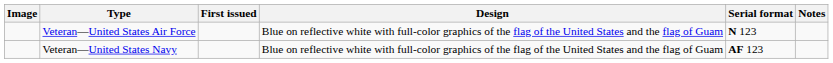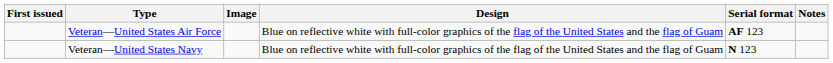columns swapped: (22, 13) <-> (229, 13)
(742, 31) N 123 -> (746, 31) AF 123
(746, 49) AF 123 -> (742, 49) N 123
